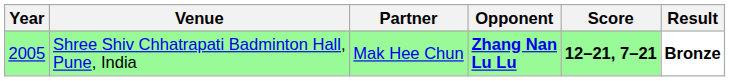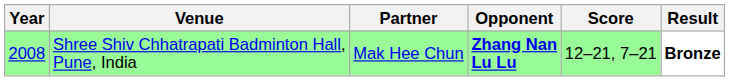(27, 53) 2005 -> (27, 53) 2008
(611, 53) bold -> (611, 53) normal
